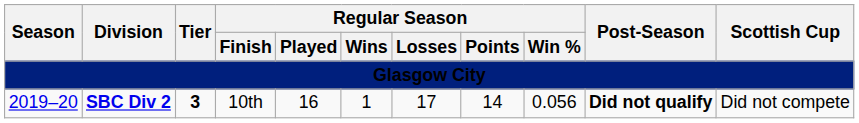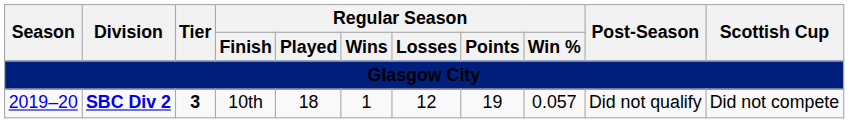(309, 103) 16 -> (309, 103) 18
(426, 103) 17 -> (426, 103) 12
(492, 103) 14 -> (492, 103) 19
(554, 103) 0.056 -> (554, 103) 0.057
(651, 103) bold -> (645, 103) normal
